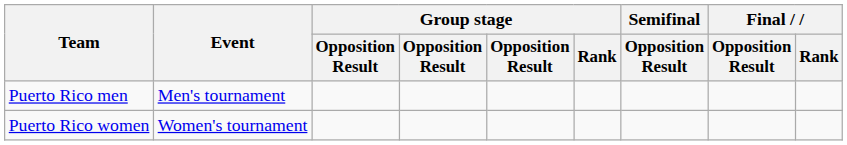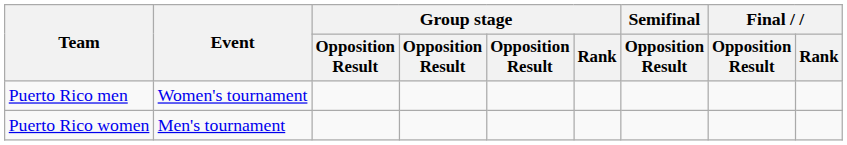(221, 96) Men's tournament -> (233, 96) Women's tournament
(233, 125) Women's tournament -> (221, 125) Men's tournament
